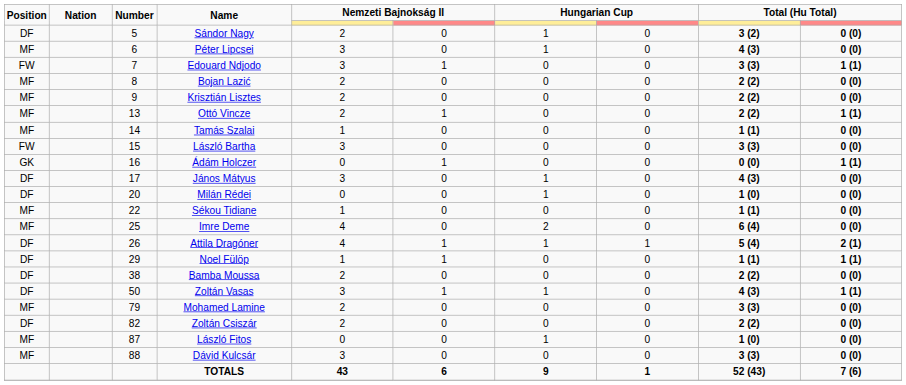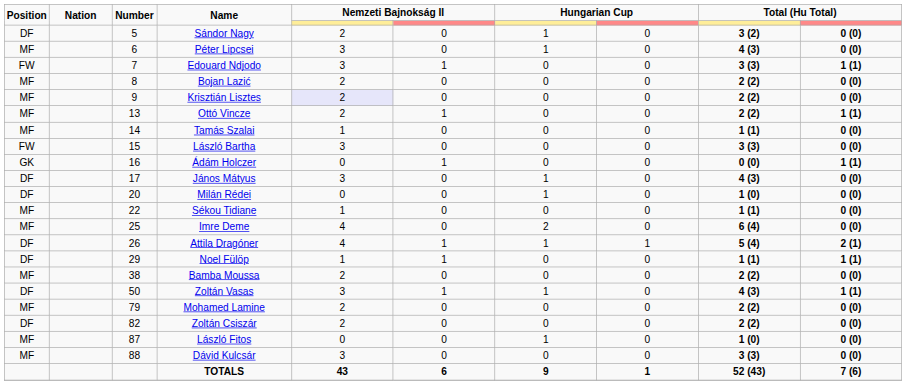(342, 98) no background -> (342, 98) lavender background
(27, 275) DF -> (27, 275) MF
(749, 308) 3 (3) -> (749, 308) 2 (2)
